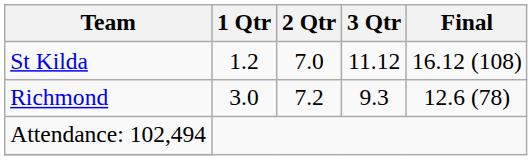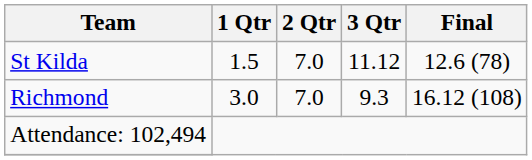(244, 60) 1.2 -> (244, 60) 1.5
(467, 60) 16.12 (108) -> (467, 60) 12.6 (78)
(309, 97) 7.2 -> (309, 97) 7.0
(467, 97) 12.6 (78) -> (467, 97) 16.12 (108)
